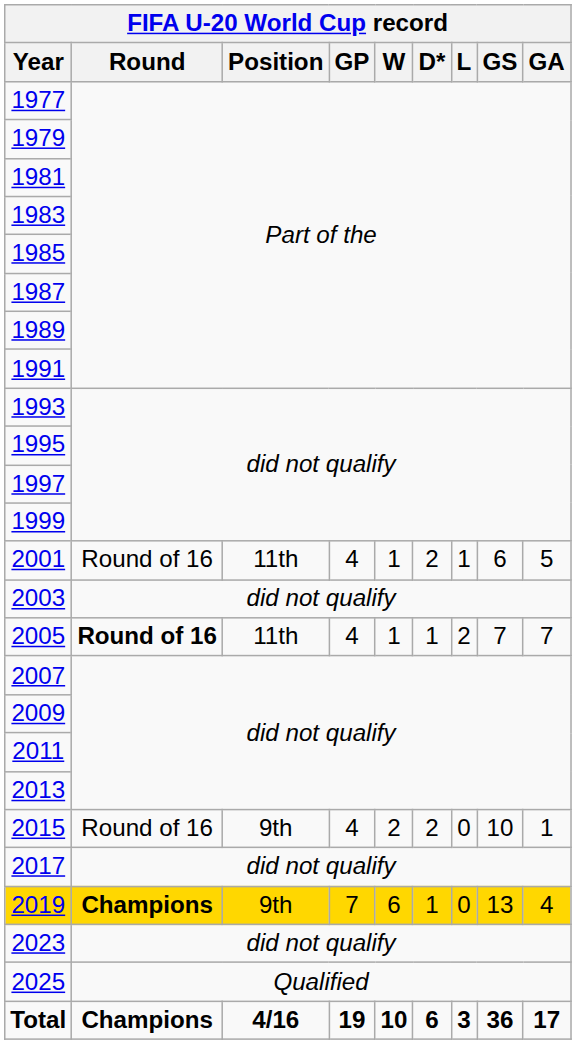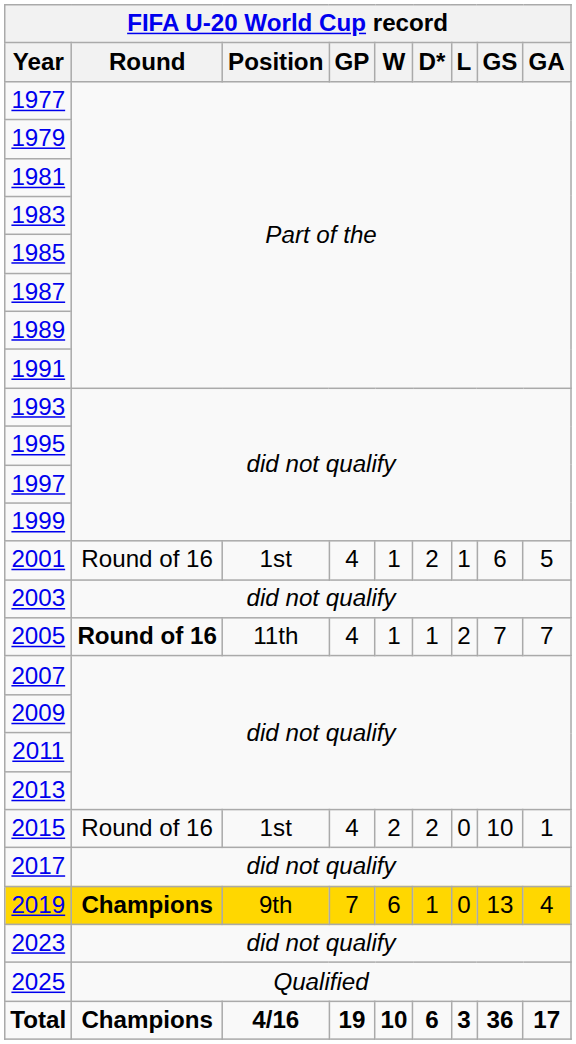(276, 560) 11th -> (276, 560) 1st
(276, 828) 9th -> (276, 828) 1st
